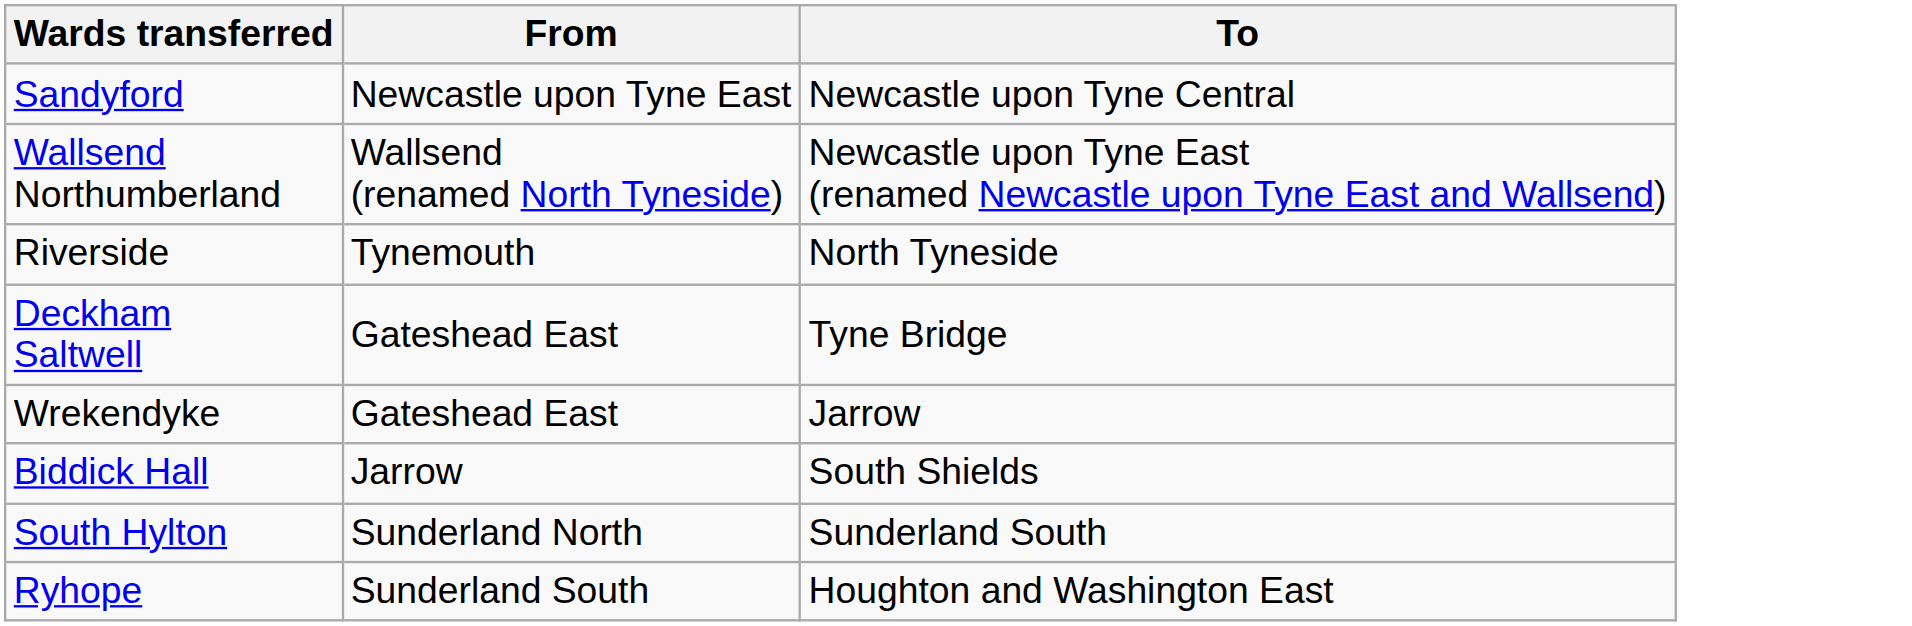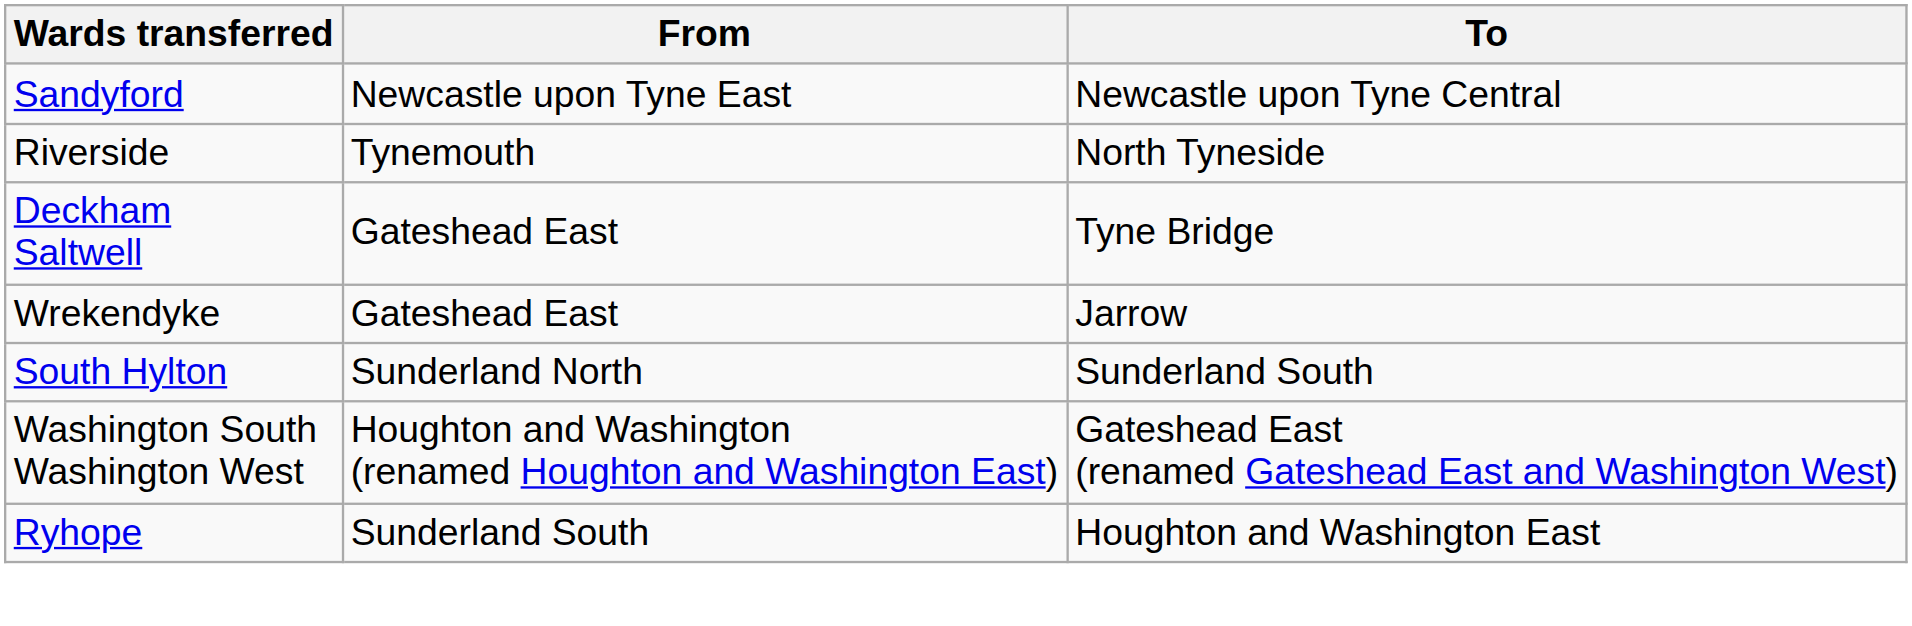- row: (147, 173)
- row: (111, 472)
+ row: (165, 451)
